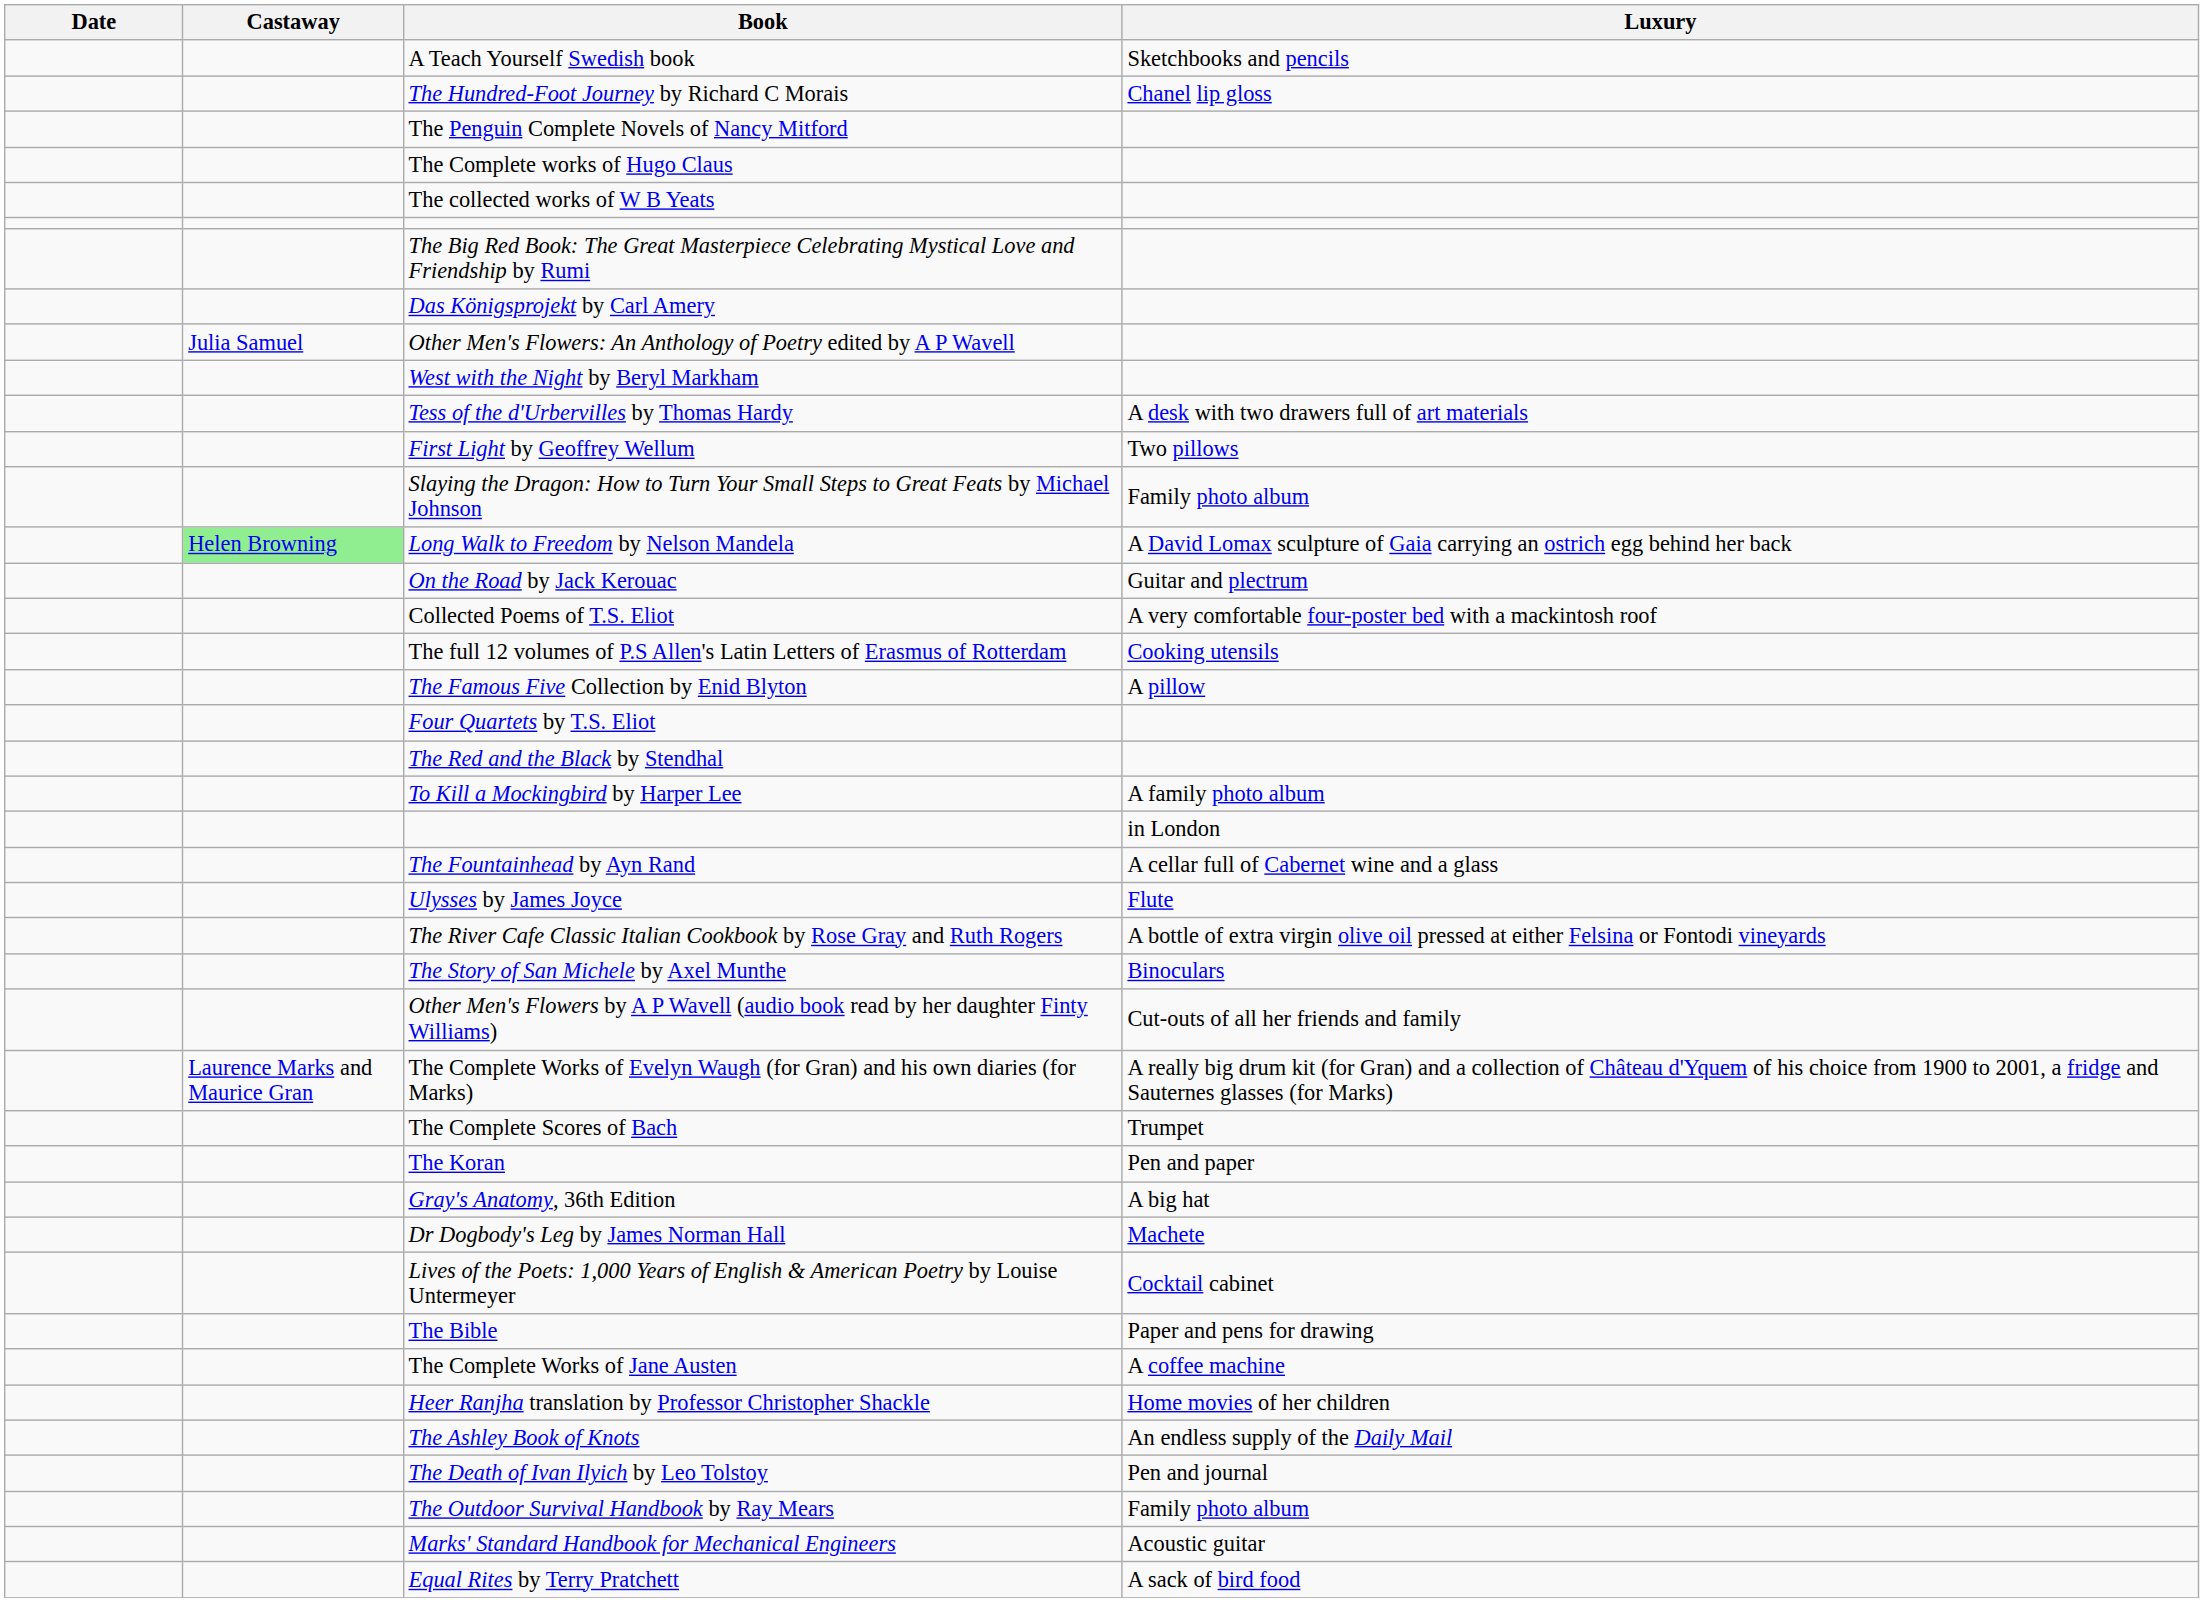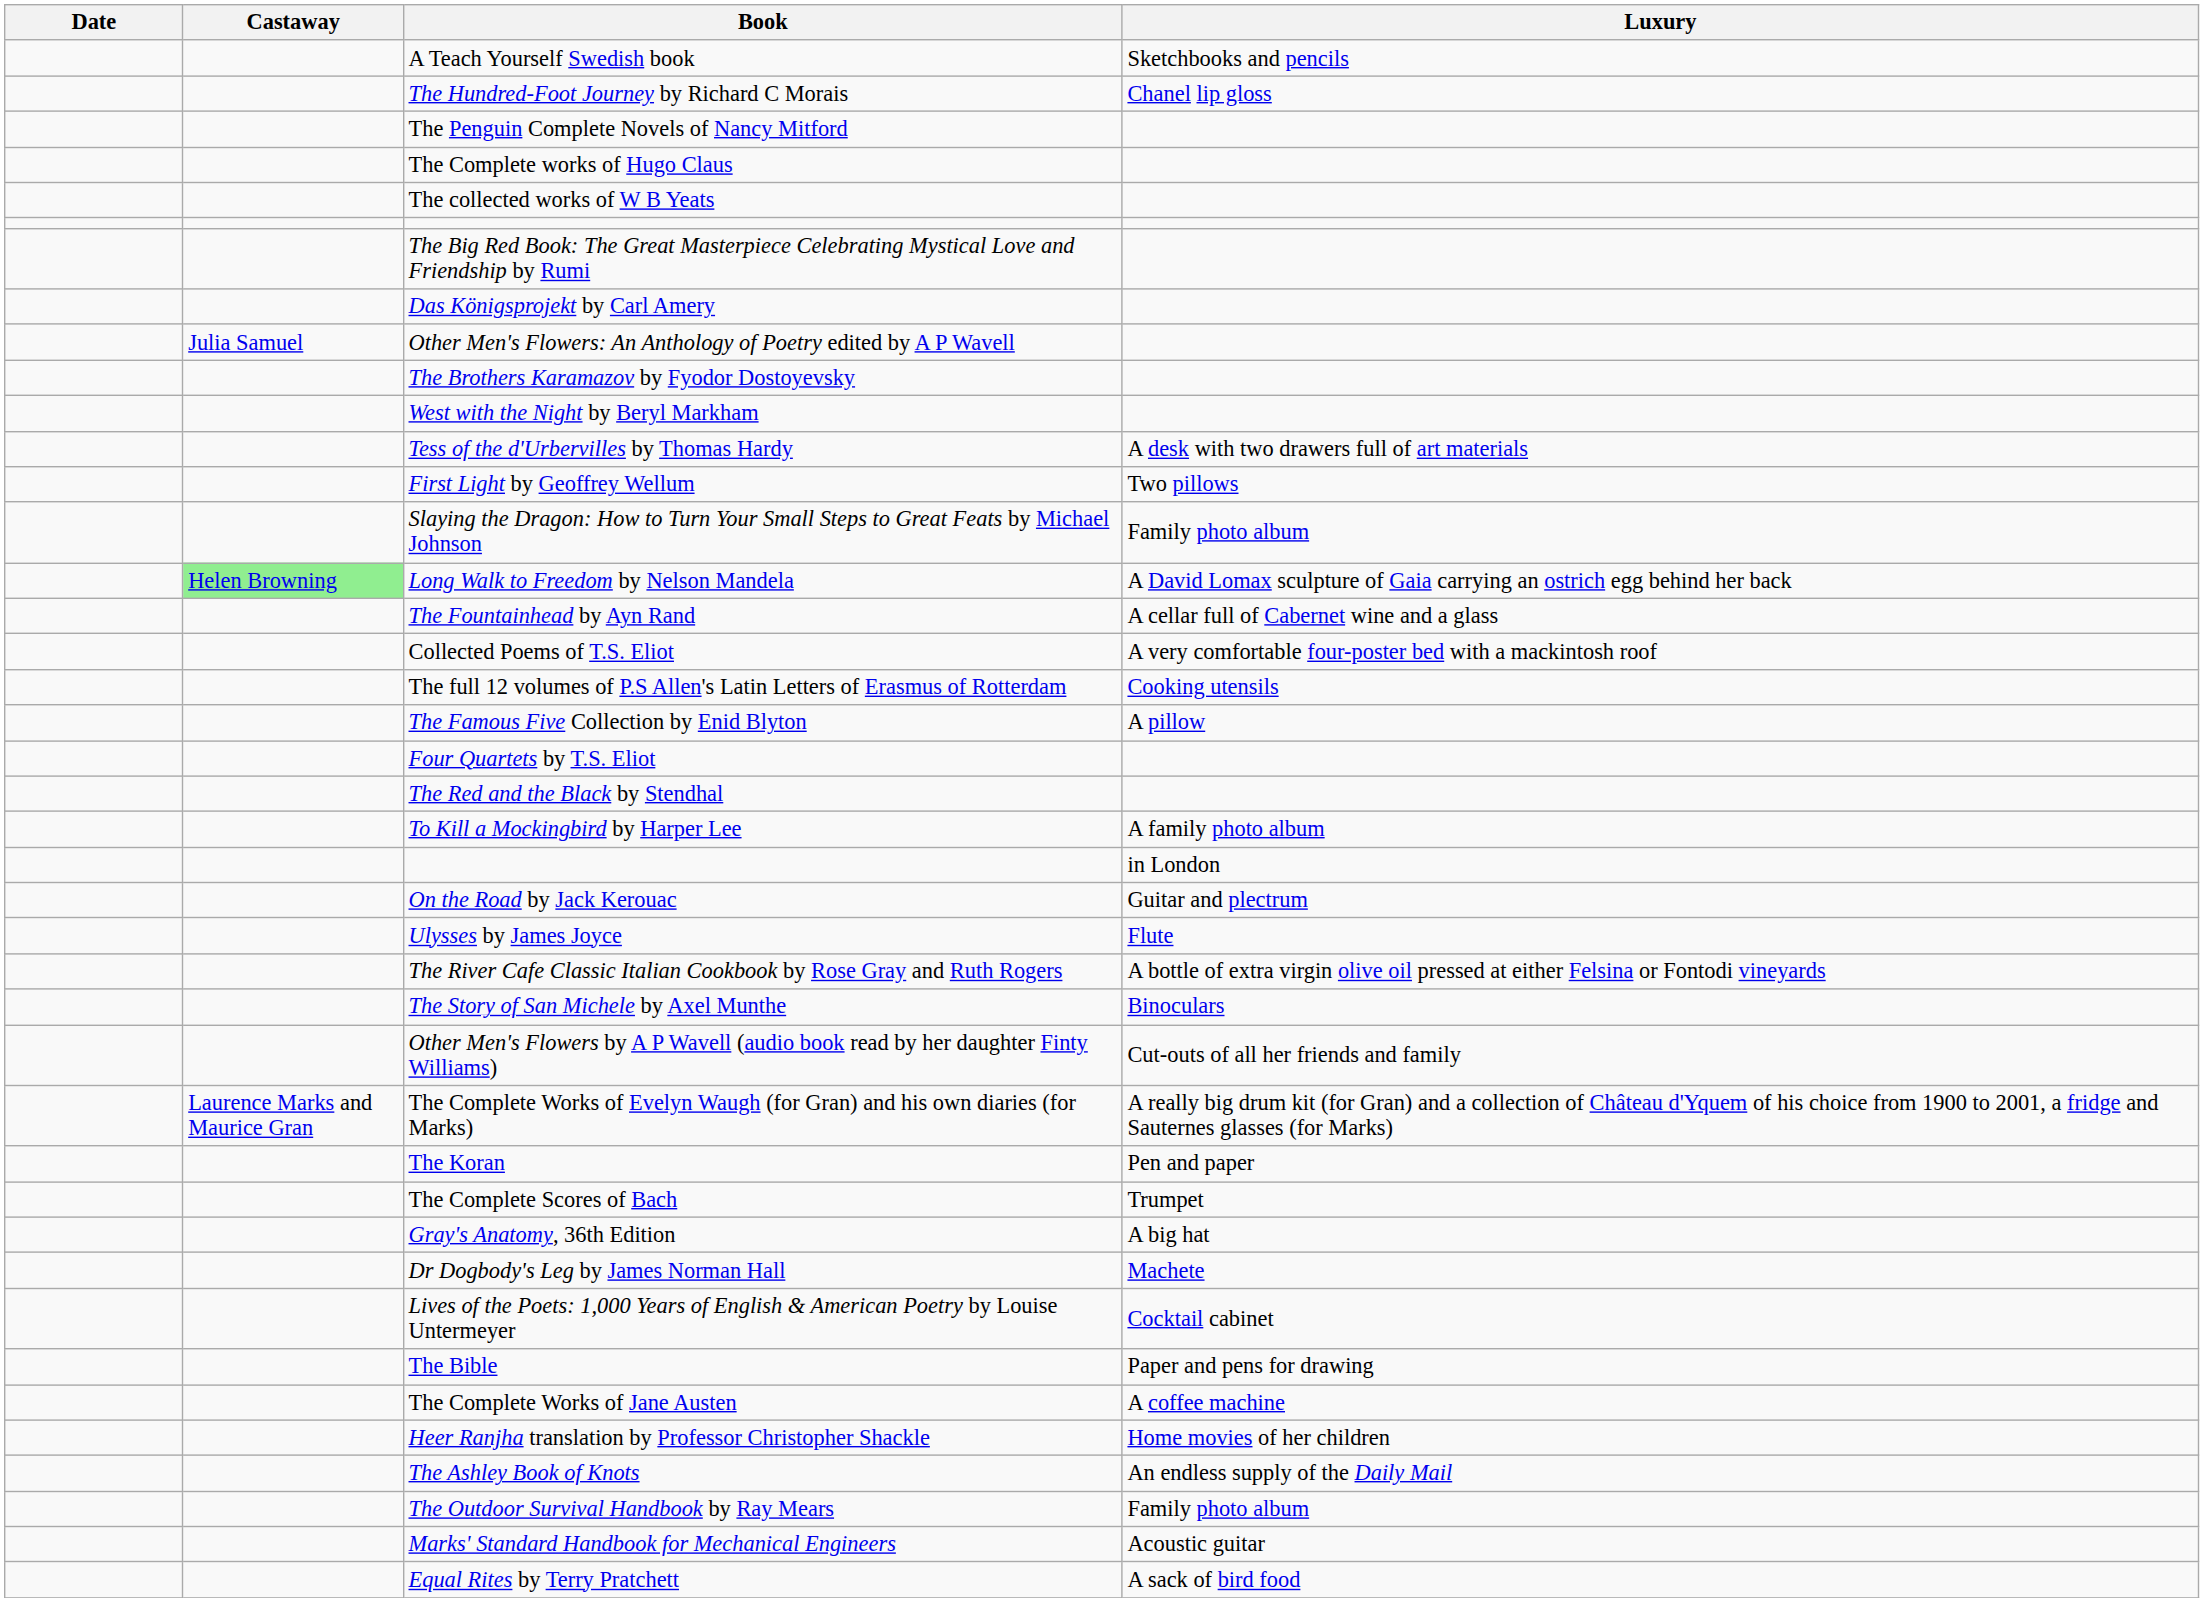+ row: (632, 377)
rows swapped: (552, 864) <-> (543, 580)
rows swapped: (543, 1128) <-> (457, 1163)
- row: (588, 1473)
